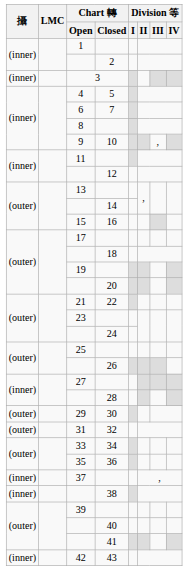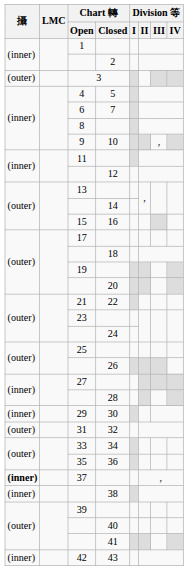(22, 78) (inner) -> (21, 78) (outer)
(22, 414) (outer) -> (21, 414) (inner)
(22, 477) normal -> (22, 477) bold
